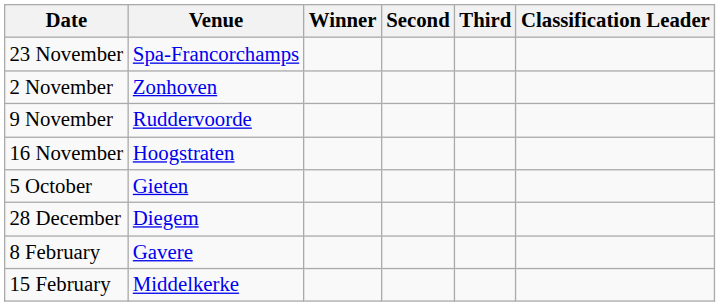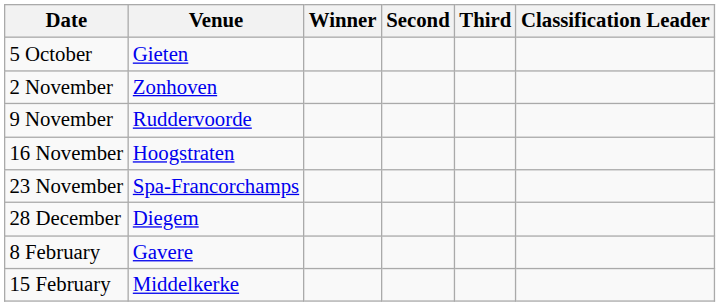rows swapped: (51, 185) <-> (66, 53)
